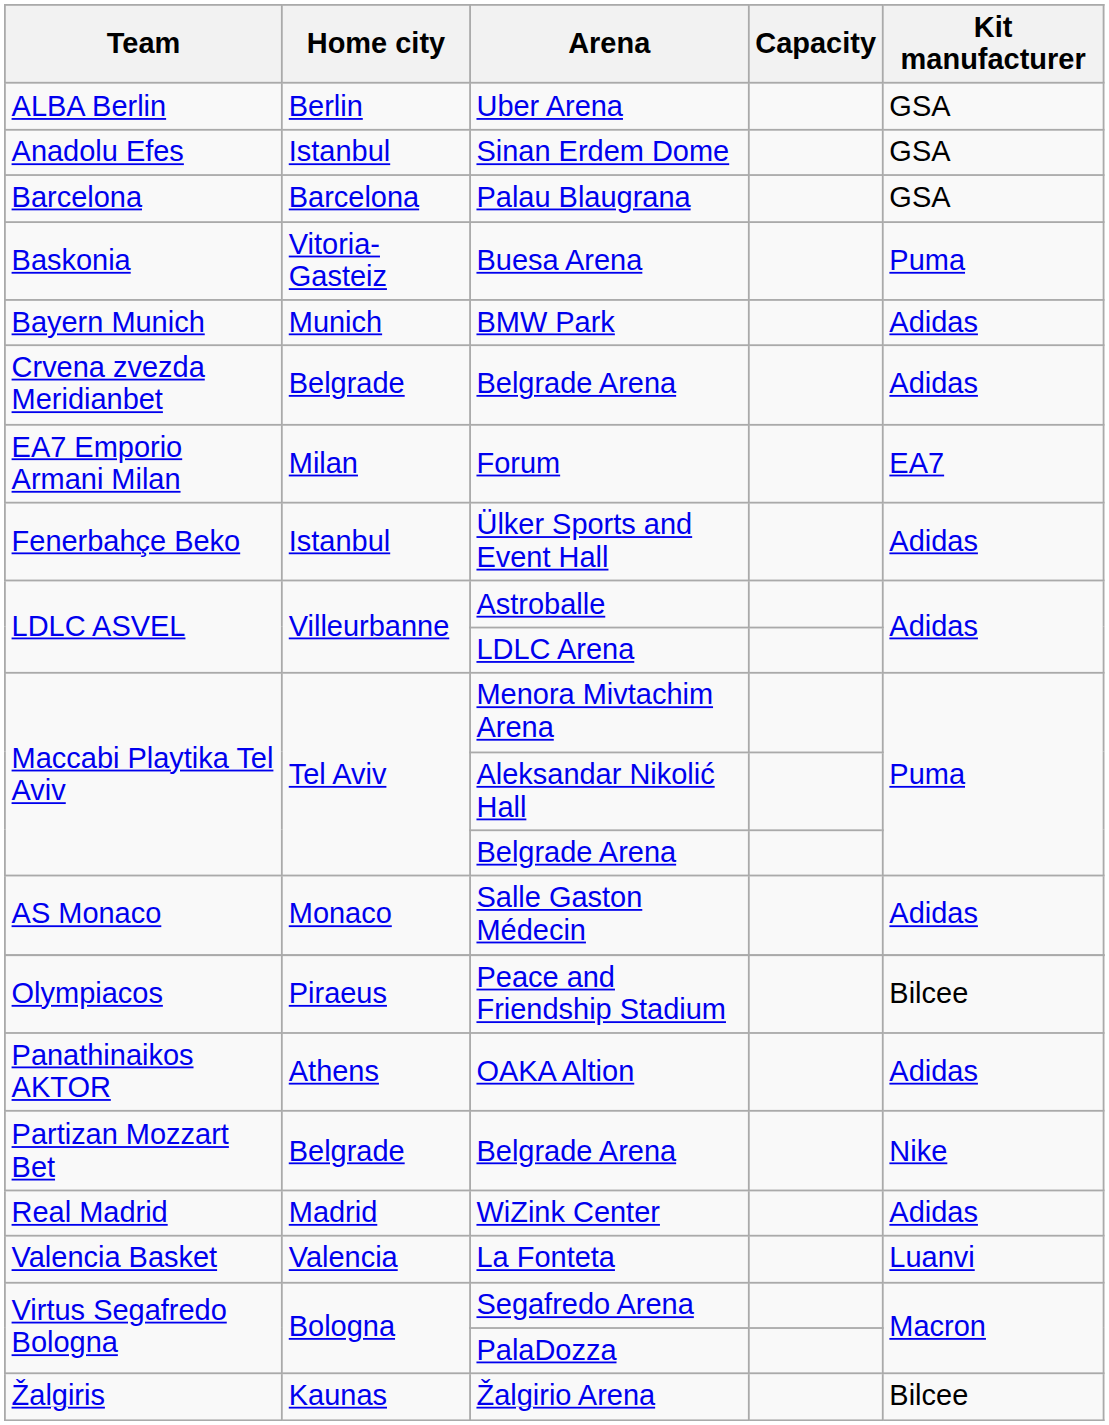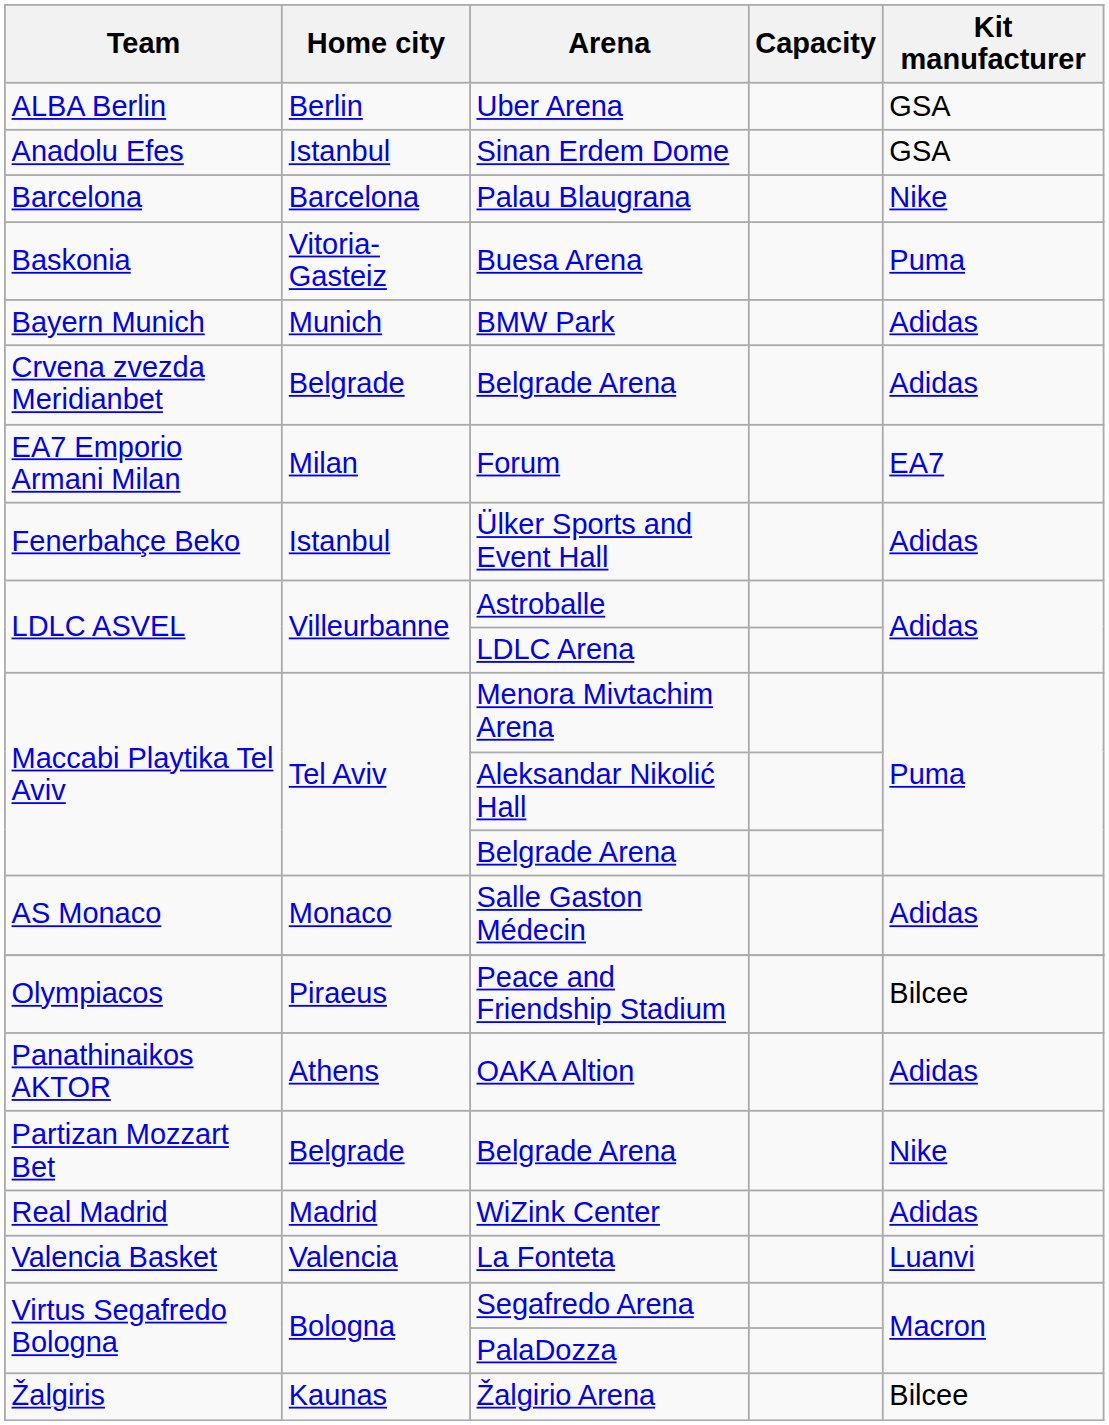(920, 197) GSA -> (918, 197) Nike
